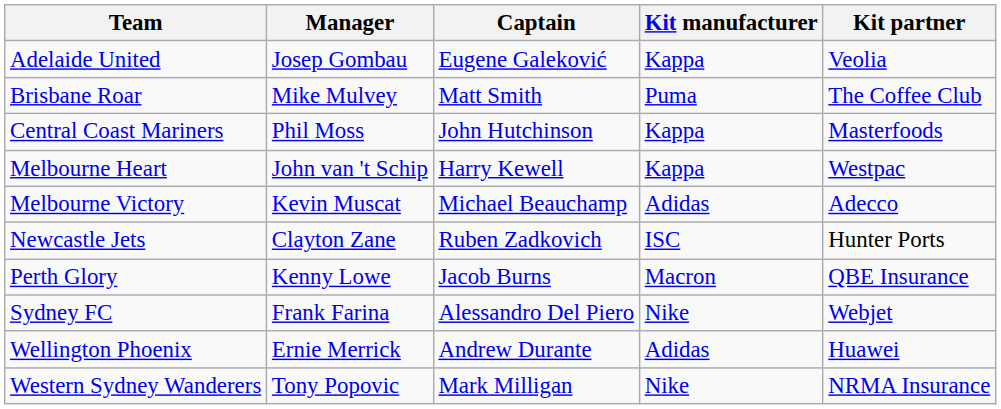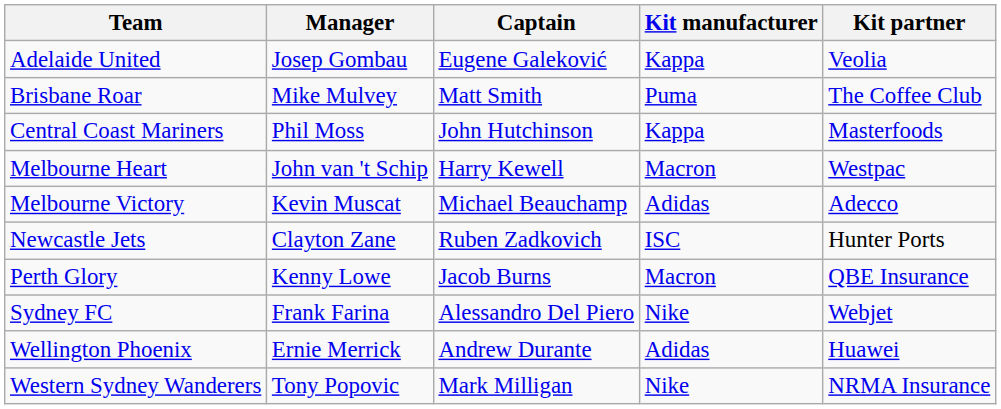(675, 167) Kappa -> (680, 167) Macron
